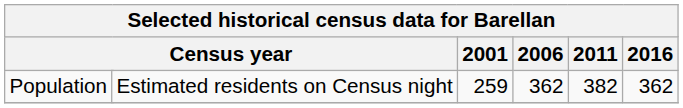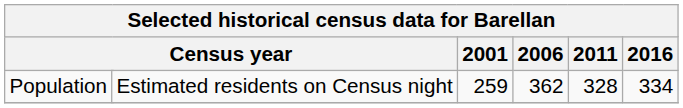(601, 86) 382 -> (601, 86) 328
(656, 86) 362 -> (656, 86) 334
